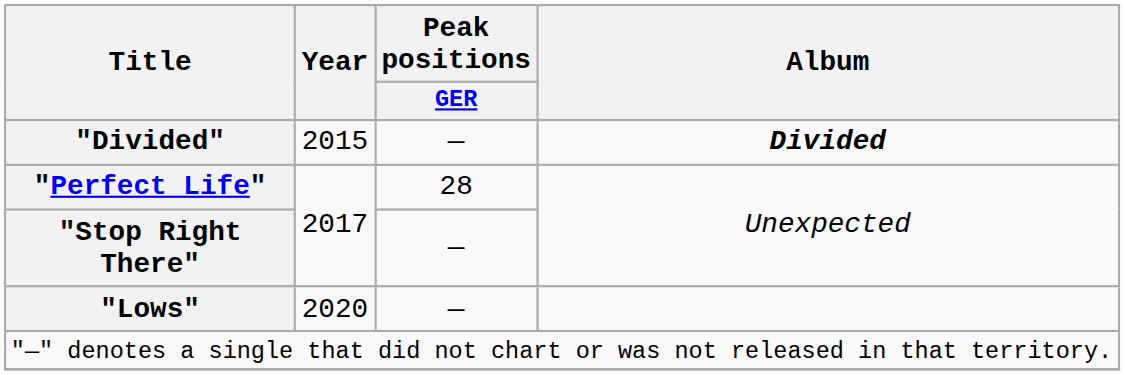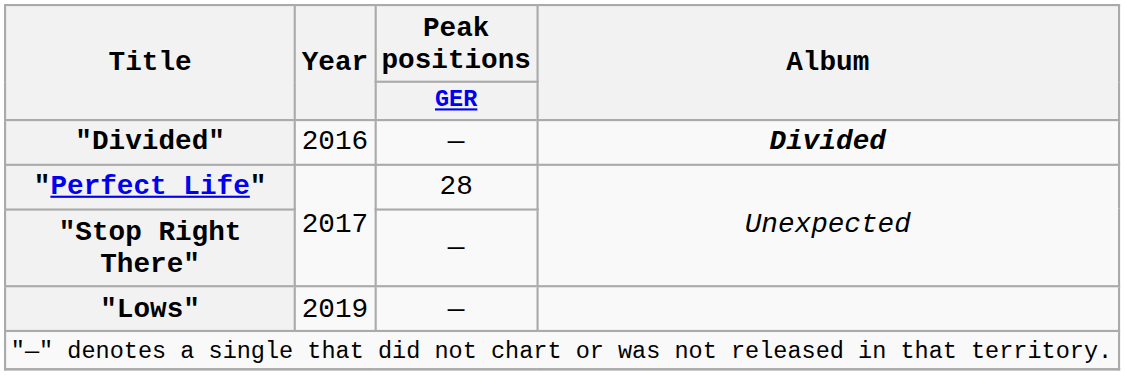(335, 142) 2015 -> (335, 142) 2016
(335, 309) 2020 -> (335, 309) 2019
